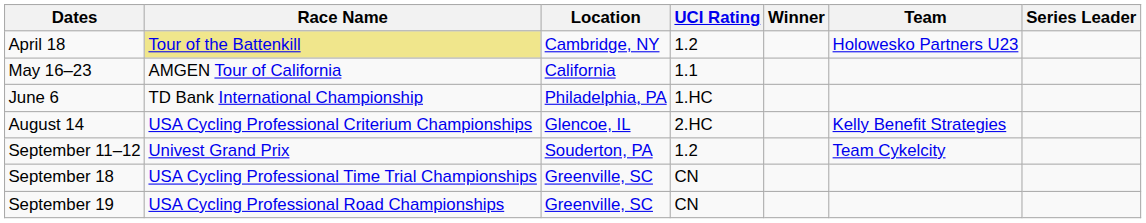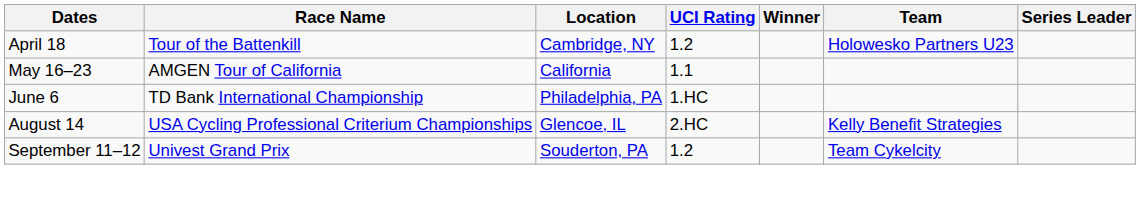(225, 44) khaki background -> (225, 44) no background
- row: (61, 177)
- row: (61, 204)
